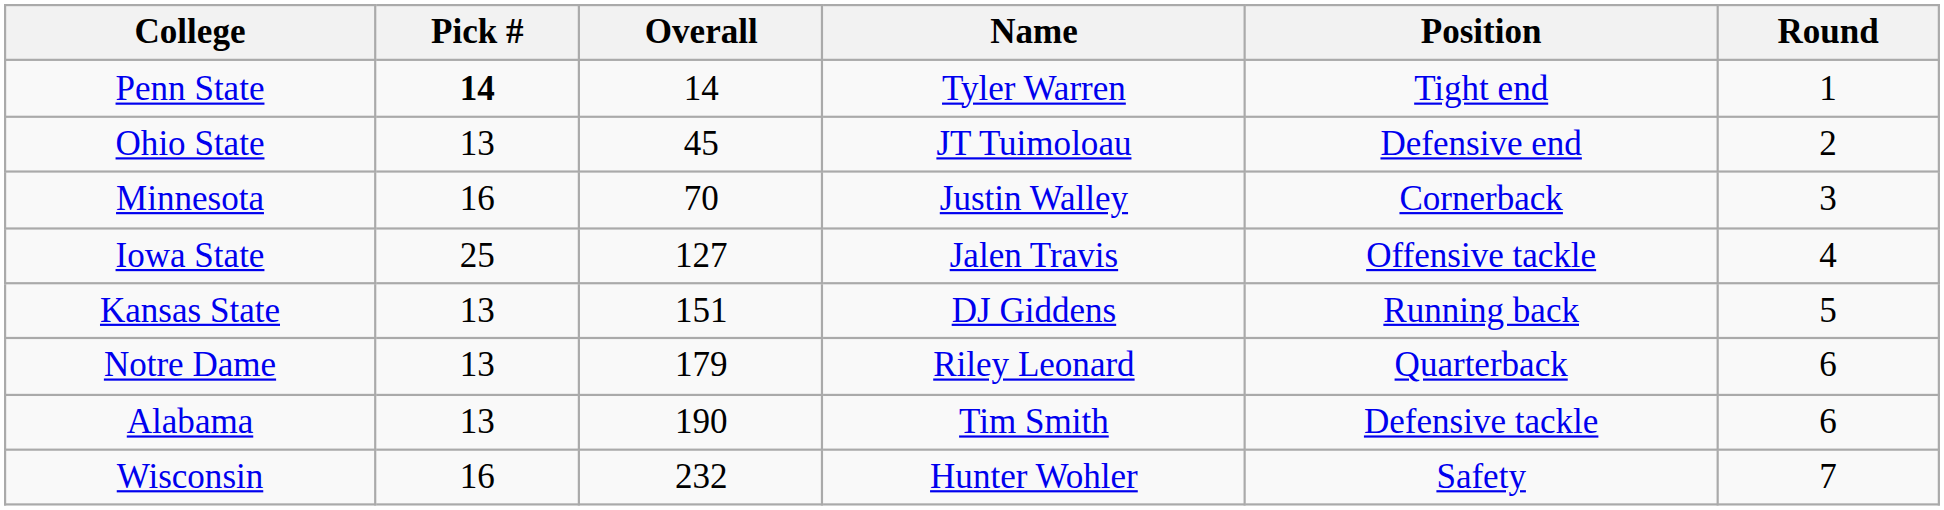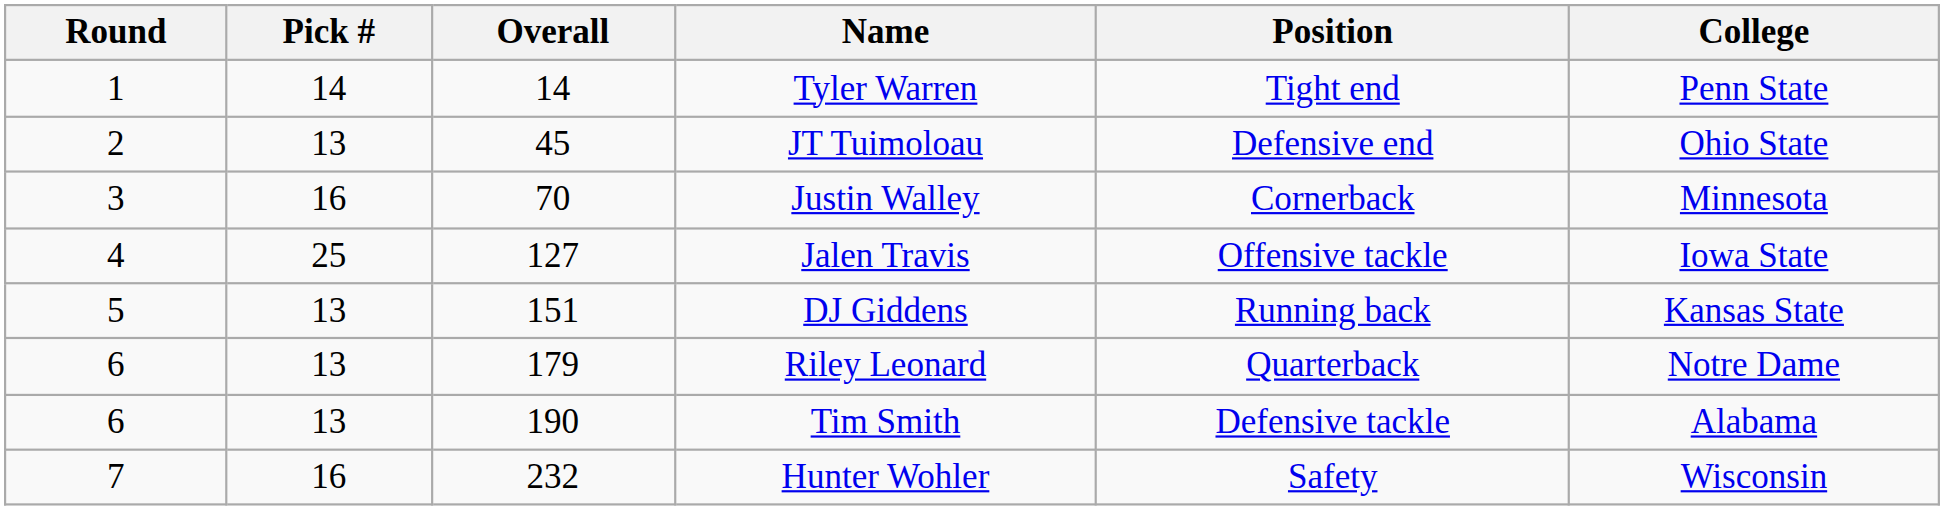columns swapped: (1828, 32) <-> (190, 32)
(477, 87) bold -> (329, 87) normal
